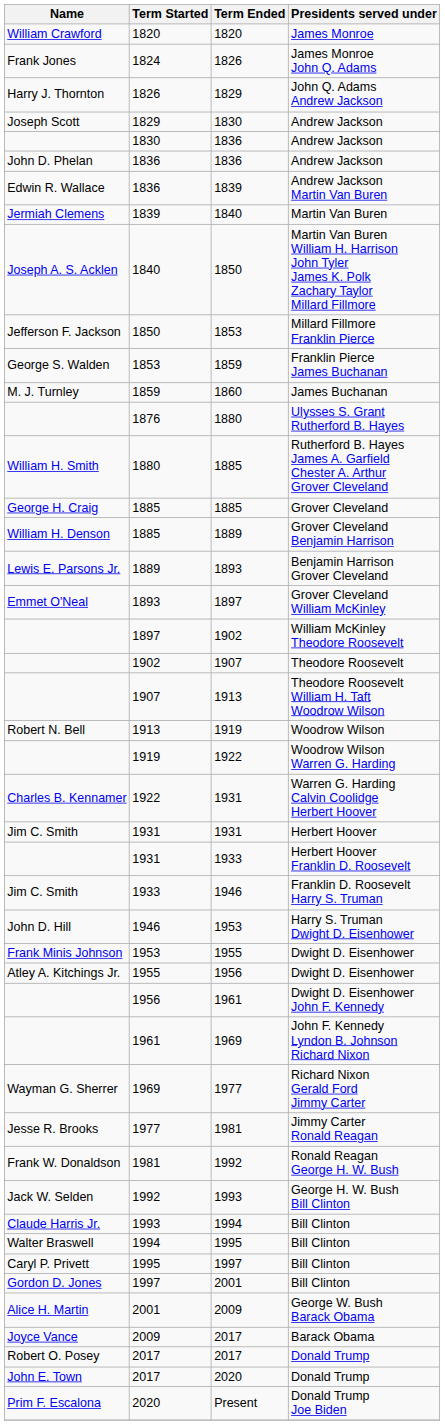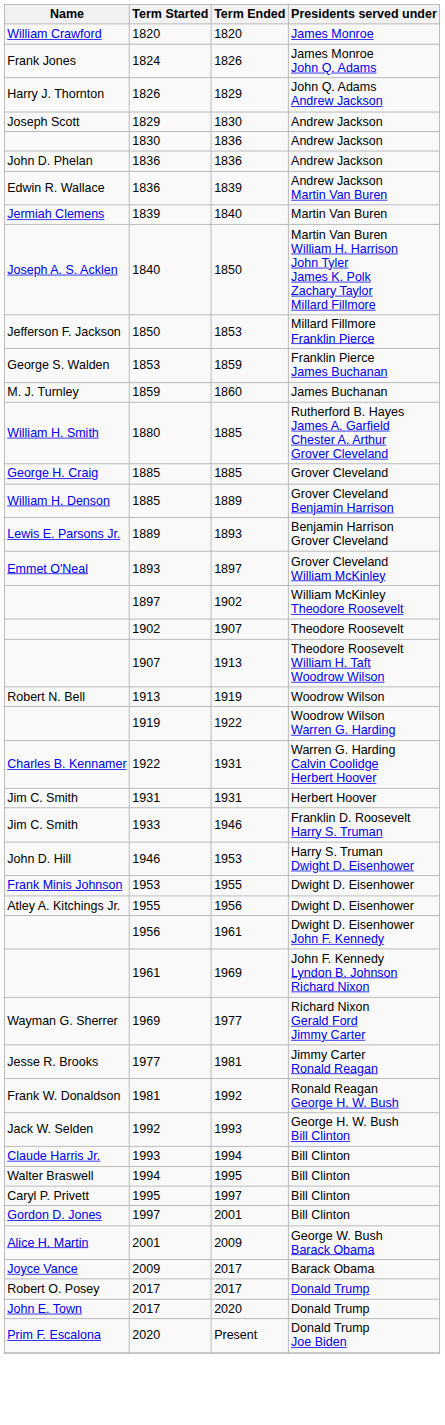- row: (146, 419)
- row: (146, 858)
